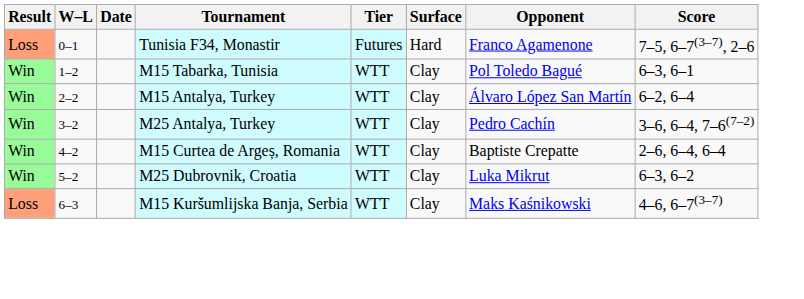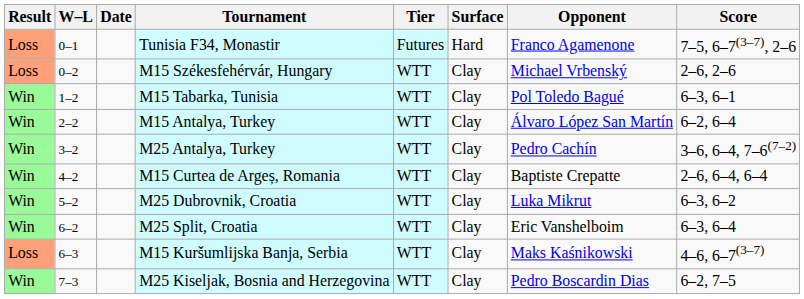+ row: (236, 71)
+ row: (198, 226)
+ row: (264, 281)
